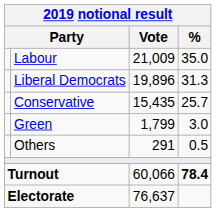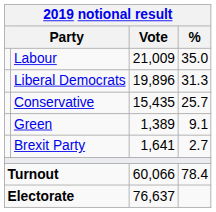(158, 124) 1,799 -> (158, 124) 1,389
(198, 124) 3.0 -> (198, 124) 9.1
+ row: (49, 146)
- row: (35, 146)
(195, 174) bold -> (195, 174) normal
